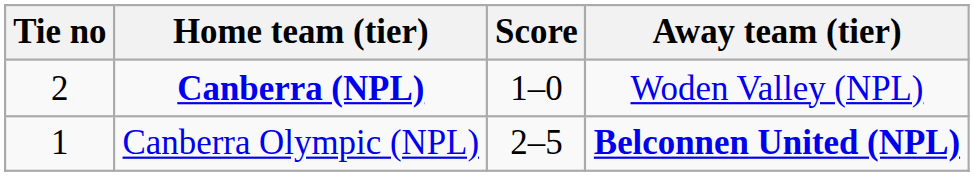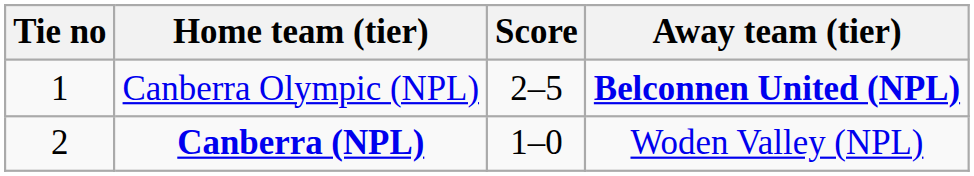rows swapped: (301, 142) <-> (301, 87)
